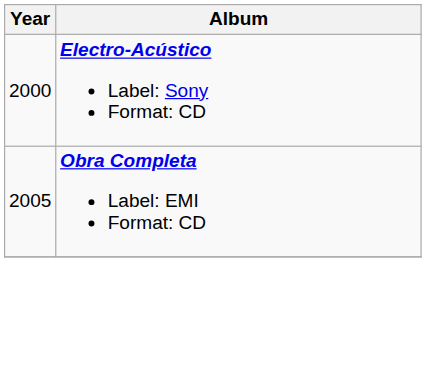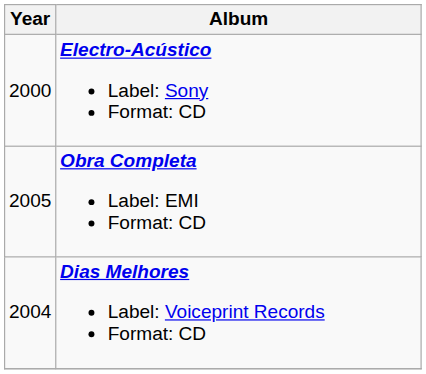+ row: (239, 303)
